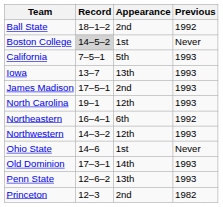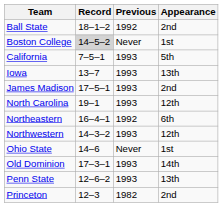columns swapped: (143, 12) <-> (195, 12)
